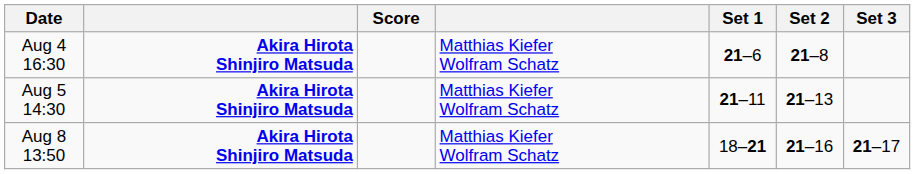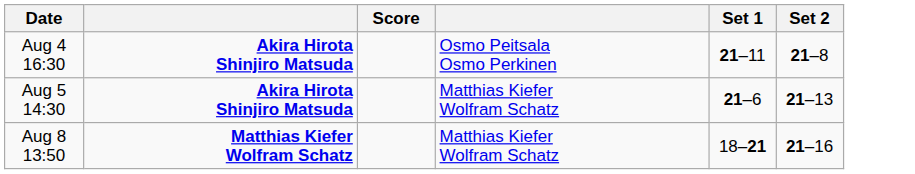- column: (876, 18)
(499, 55) Matthias Kiefer Wolfram Schatz -> (498, 55) Osmo Peitsala Osmo Perkinen
(743, 55) 21–6 -> (743, 55) 21–11
(743, 100) 21–11 -> (743, 100) 21–6
(284, 146) Akira Hirota Shinjiro Matsuda -> (289, 146) Matthias Kiefer Wolfram Schatz
